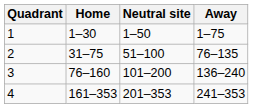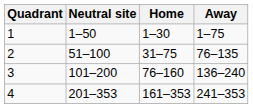columns swapped: (93, 14) <-> (157, 14)
